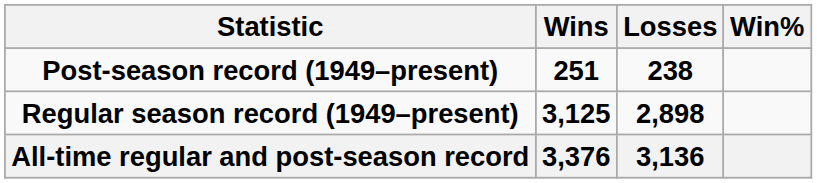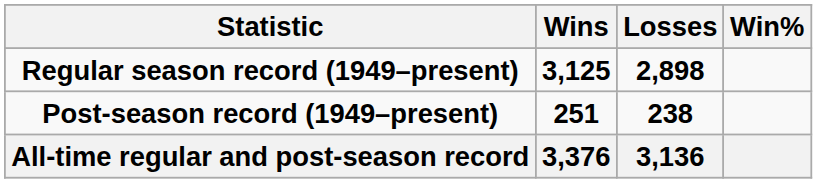rows swapped: (270, 113) <-> (270, 70)
